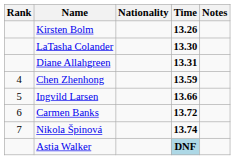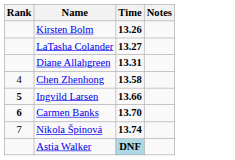- column: (143, 12)
(185, 46) 13.30 -> (130, 46) 13.27
(185, 79) 13.59 -> (130, 79) 13.58
(19, 96) normal -> (19, 96) bold
(19, 113) normal -> (19, 113) bold
(185, 113) 13.72 -> (130, 113) 13.70
